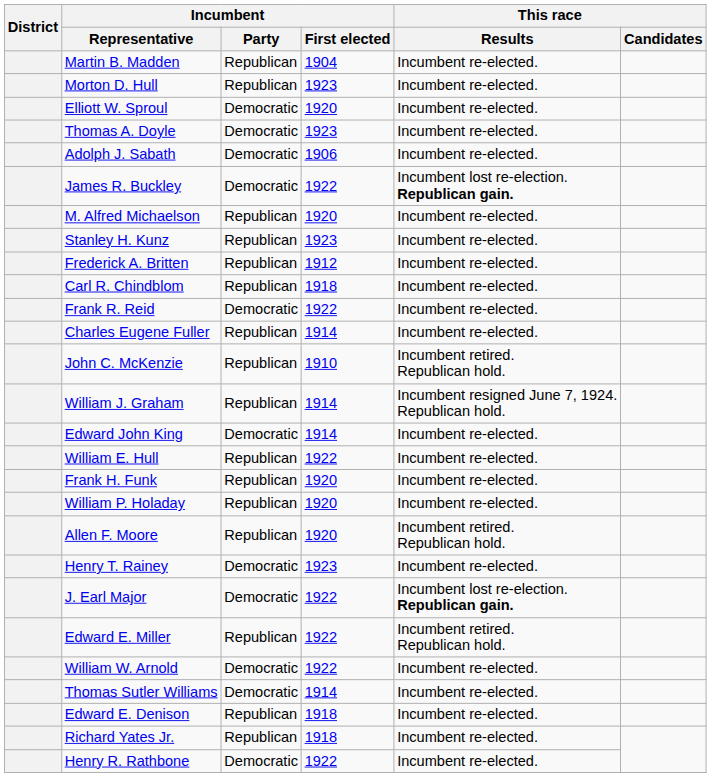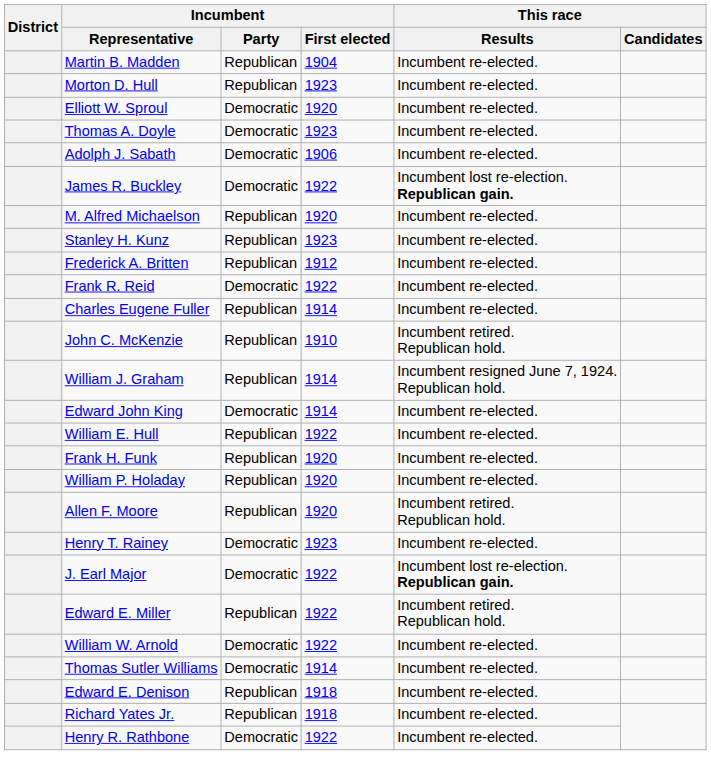- row: (124, 286)
